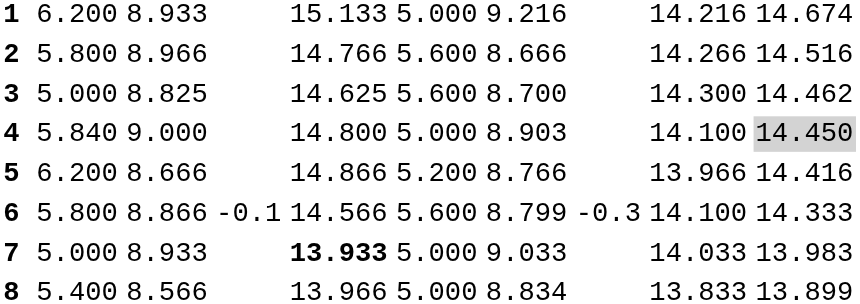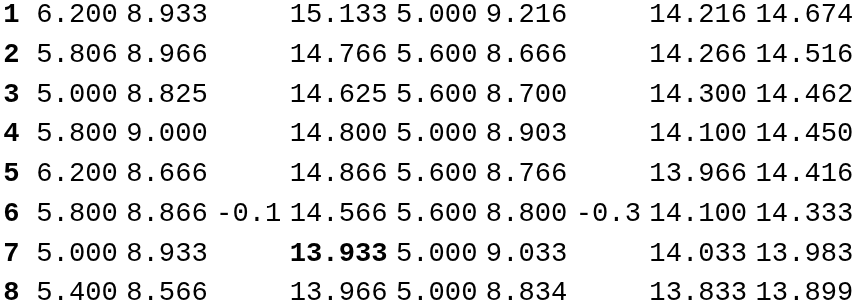(77, 55) 5.800 -> (77, 55) 5.806
(77, 134) 5.840 -> (77, 134) 5.800
(804, 134) lightgrey background -> (804, 134) no background
(437, 174) 5.200 -> (437, 174) 5.600
(527, 213) 8.799 -> (527, 213) 8.800
